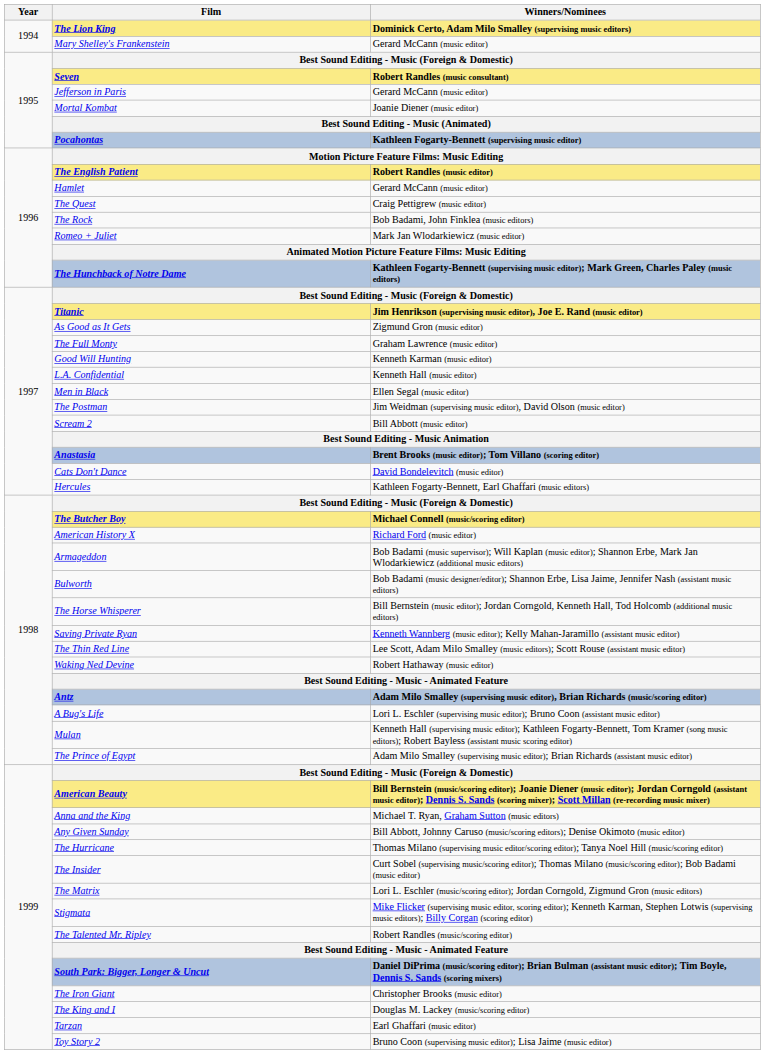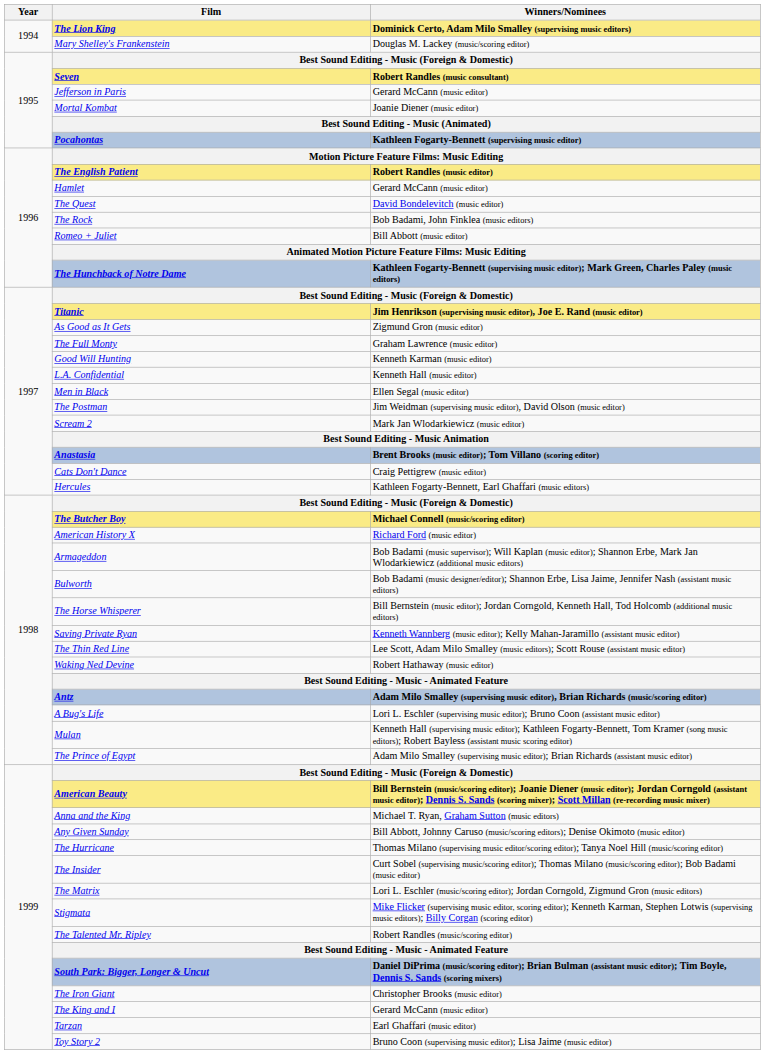(430, 44) Gerard McCann (music editor) -> (451, 44) Douglas M. Lackey (music/scoring editor)
(429, 204) Craig Pettigrew (music editor) -> (438, 204) David Bondelevitch (music editor)
(448, 236) Mark Jan Wlodarkiewicz (music editor) -> (420, 236) Bill Abbott (music editor)
(420, 423) Bill Abbott (music editor) -> (448, 423) Mark Jan Wlodarkiewicz (music editor)
(438, 471) David Bondelevitch (music editor) -> (429, 471) Craig Pettigrew (music editor)
(451, 1009) Douglas M. Lackey (music/scoring editor) -> (430, 1009) Gerard McCann (music editor)
